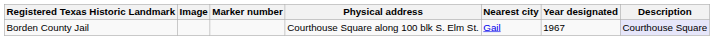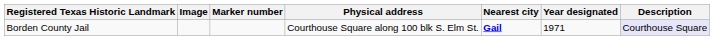(492, 27) normal -> (493, 27) bold
(554, 27) 1967 -> (554, 27) 1971
